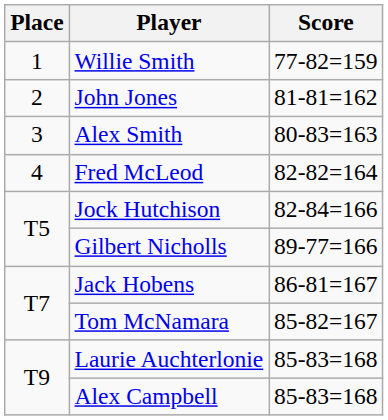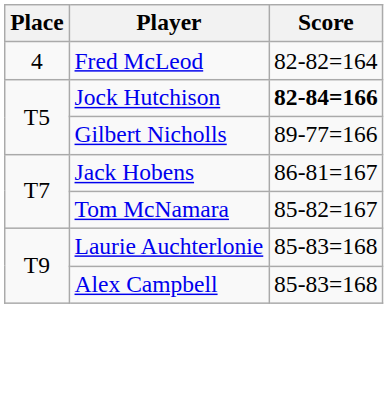- row: (134, 60)
- row: (126, 97)
- row: (128, 135)
(326, 209) normal -> (326, 97) bold
